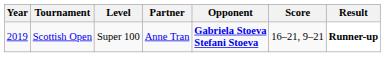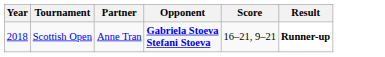- column: (118, 13)
(17, 37) 2019 -> (17, 37) 2018
